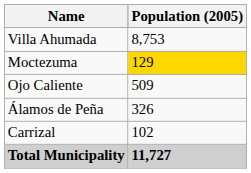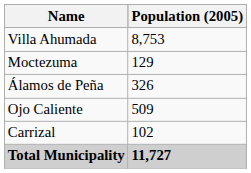(143, 62) gold background -> (143, 62) no background
rows swapped: (45, 86) <-> (56, 109)
